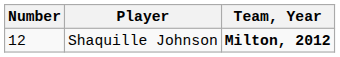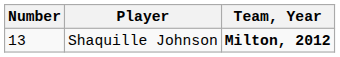(17, 40) 12 -> (17, 40) 13
